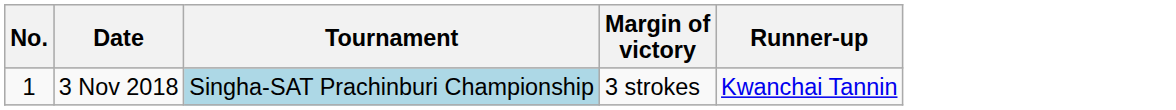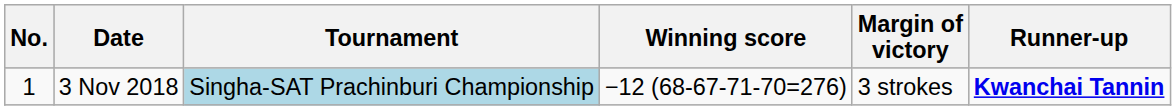+ column: (726, 37)
(809, 87) normal -> (1069, 87) bold
